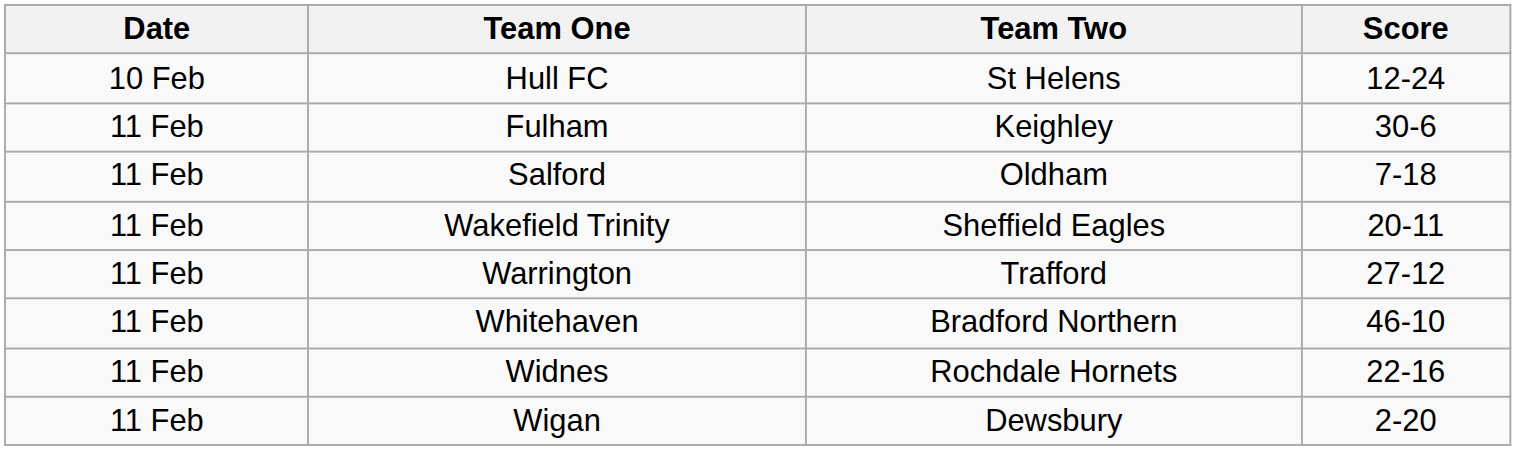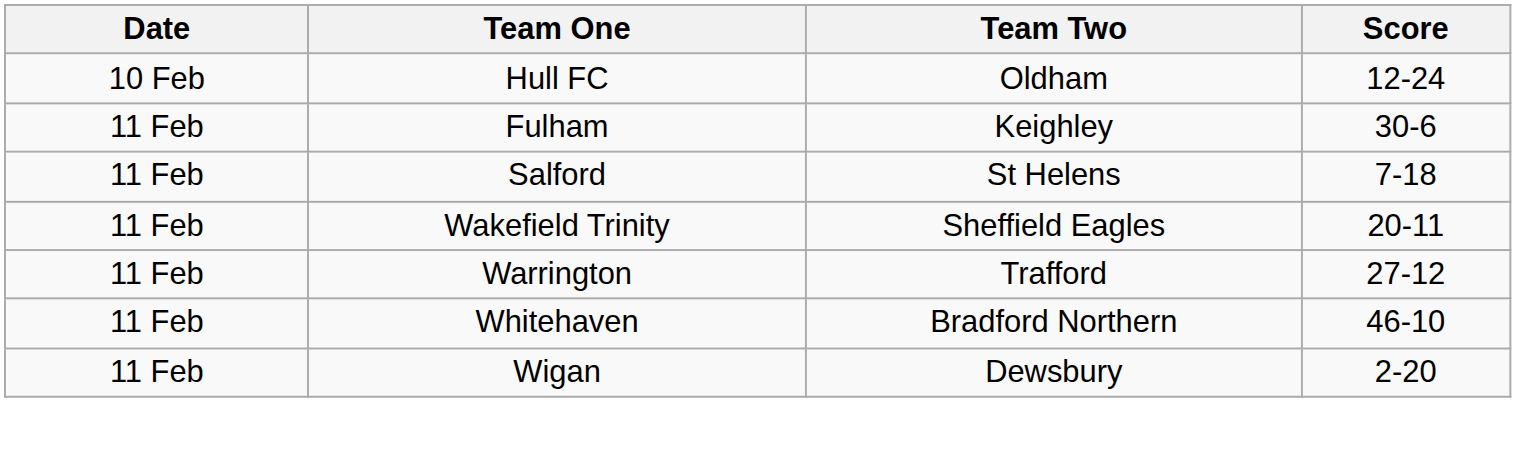(1054, 77) St Helens -> (1054, 77) Oldham
(1054, 175) Oldham -> (1054, 175) St Helens
- row: (557, 371)
